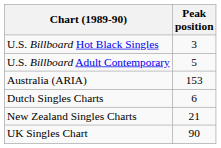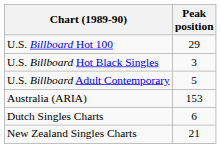+ row: (60, 44)
- row: (47, 134)
